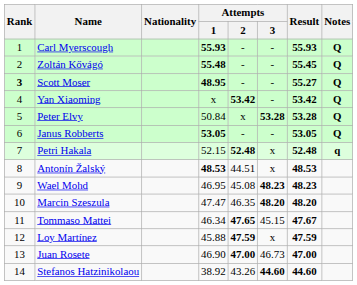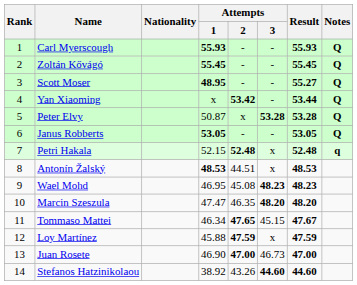(213, 64) 55.48 -> (213, 64) 55.45
(20, 82) bold -> (20, 82) normal
(304, 99) 53.42 -> (304, 99) 53.44
(213, 116) 50.84 -> (213, 116) 50.87
